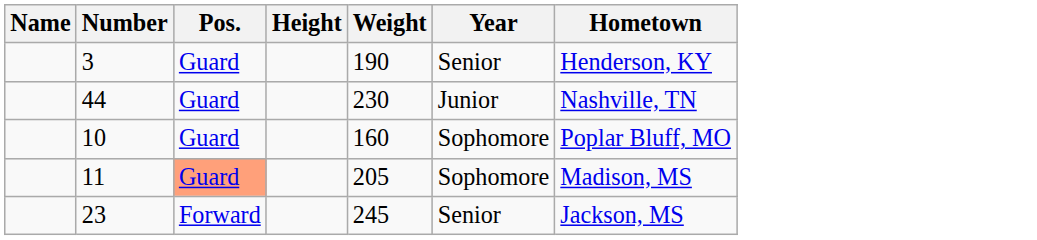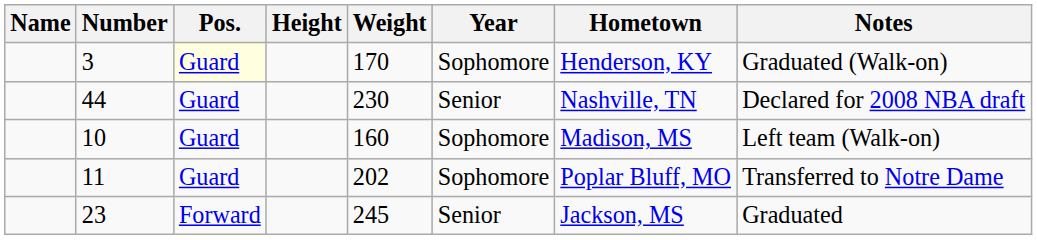+ column: (884, 23)
(209, 61) no background -> (209, 61) lightyellow background
(371, 61) 190 -> (371, 61) 170
(469, 61) Senior -> (493, 61) Sophomore
(468, 100) Junior -> (469, 100) Senior
(646, 138) Poplar Bluff, MO -> (626, 138) Madison, MS
(209, 176) lightsalmon background -> (209, 176) no background
(371, 176) 205 -> (371, 176) 202
(626, 176) Madison, MS -> (646, 176) Poplar Bluff, MO
